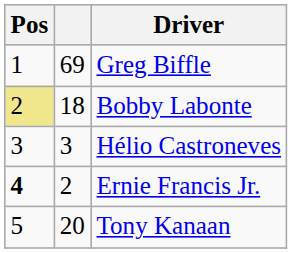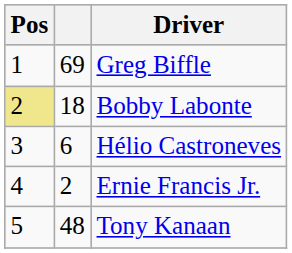(66, 145) 3 -> (66, 145) 6
(17, 185) bold -> (17, 185) normal
(72, 226) 20 -> (72, 226) 48
